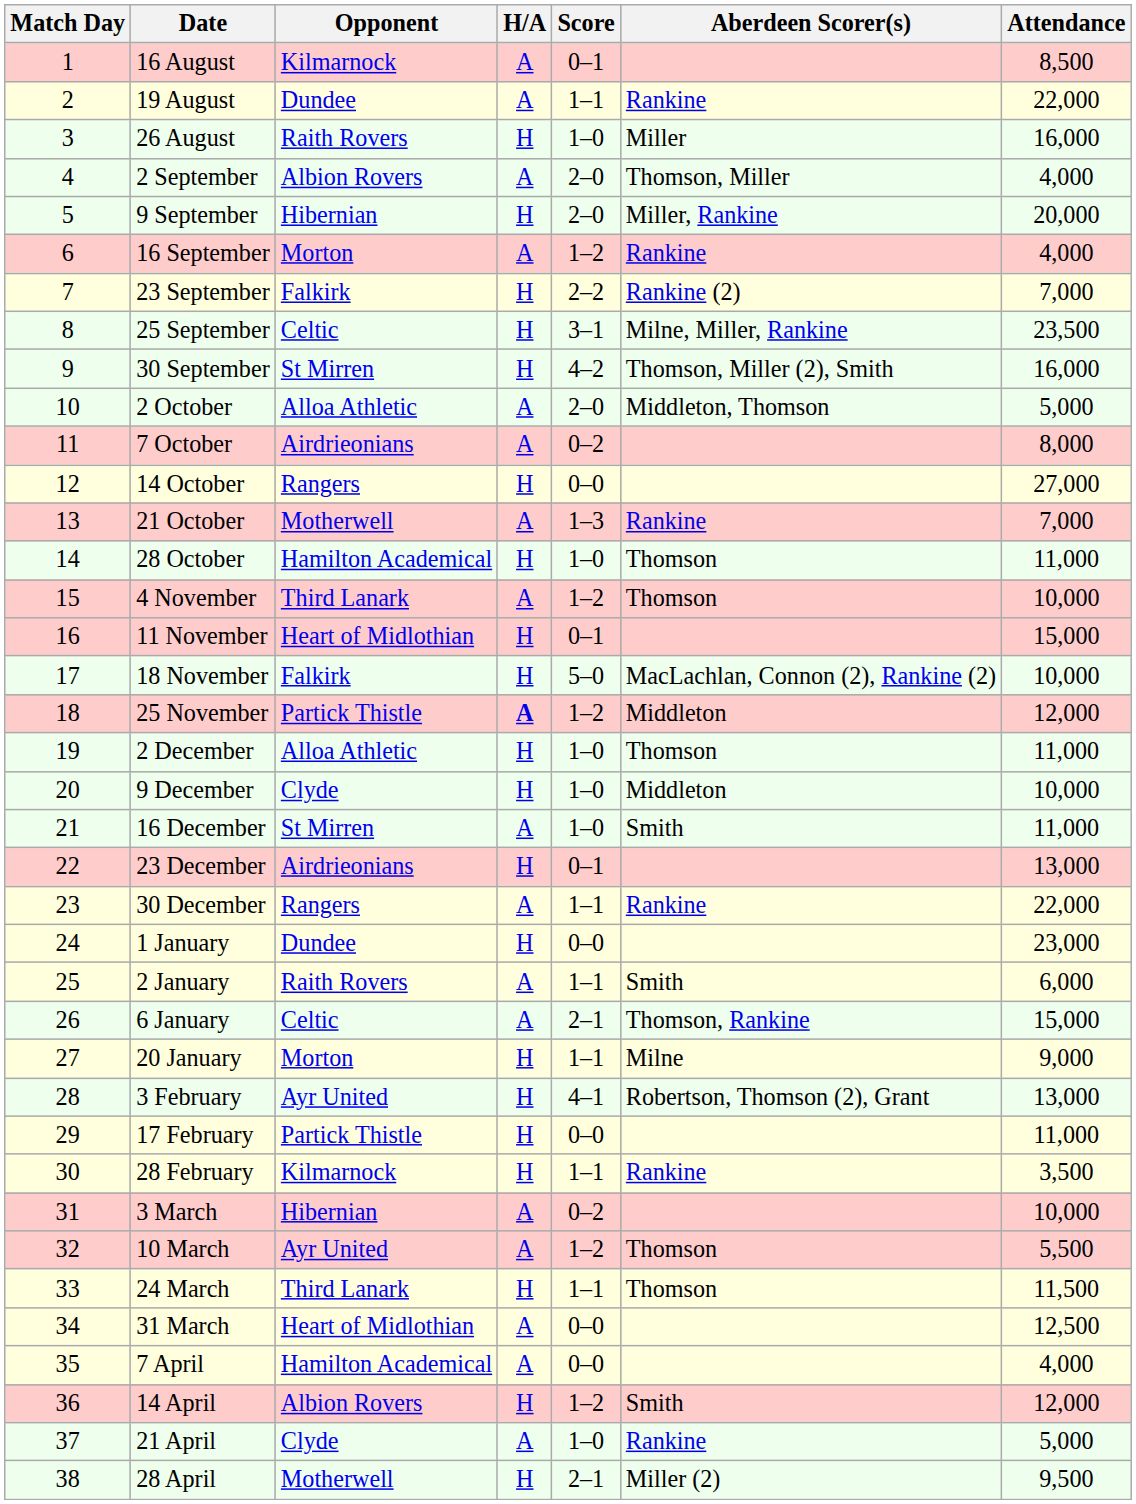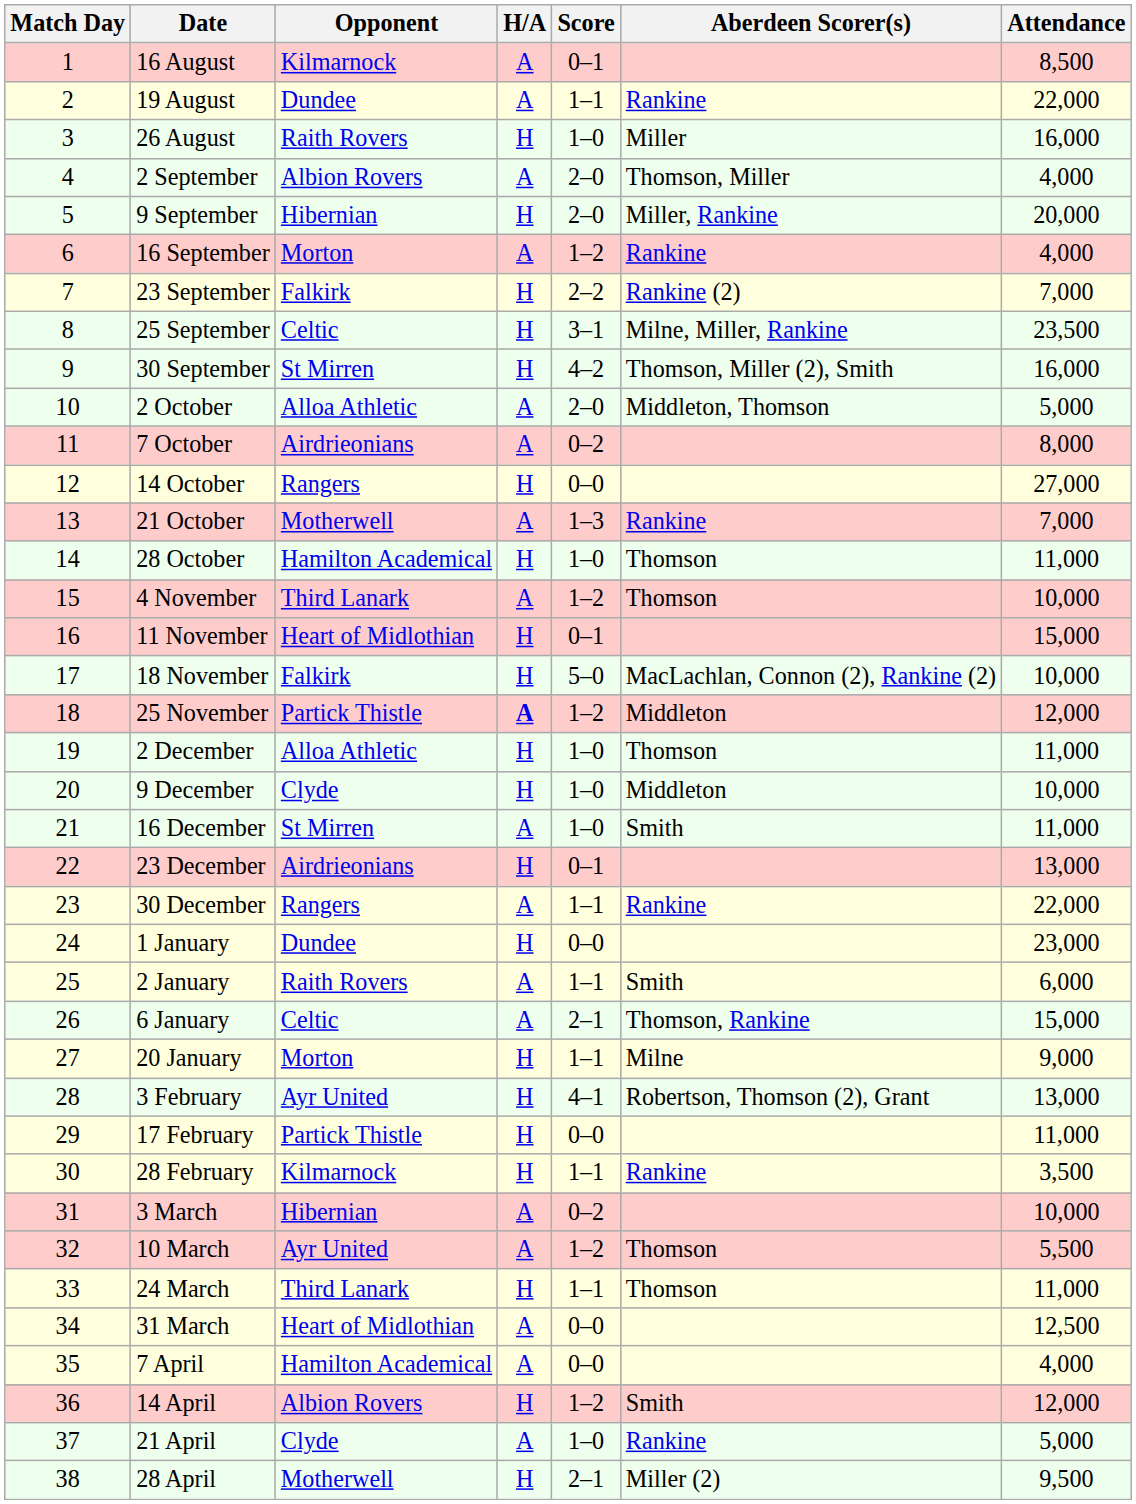(1066, 1288) 11,500 -> (1066, 1288) 11,000
